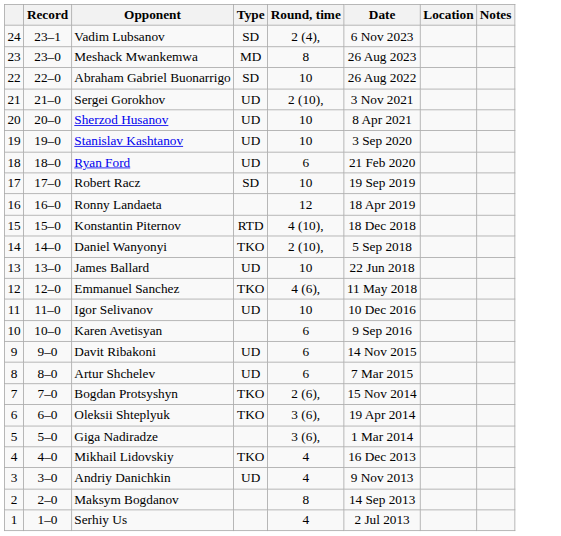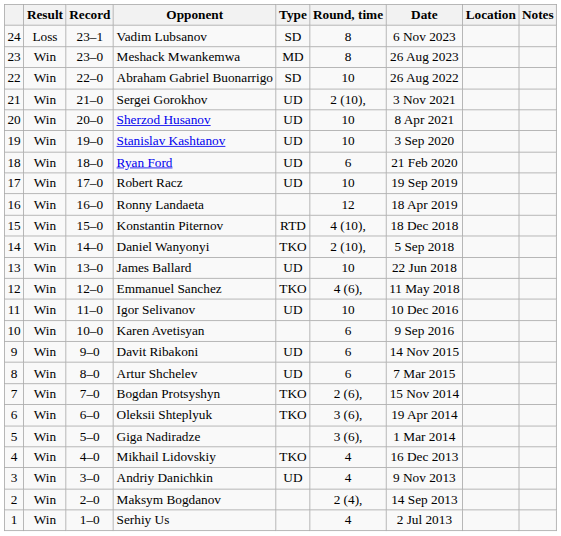+ column: (45, 15)
(306, 36) 2 (4), -> (348, 36) 8
(251, 183) SD -> (293, 183) UD
(306, 499) 8 -> (348, 499) 2 (4),
